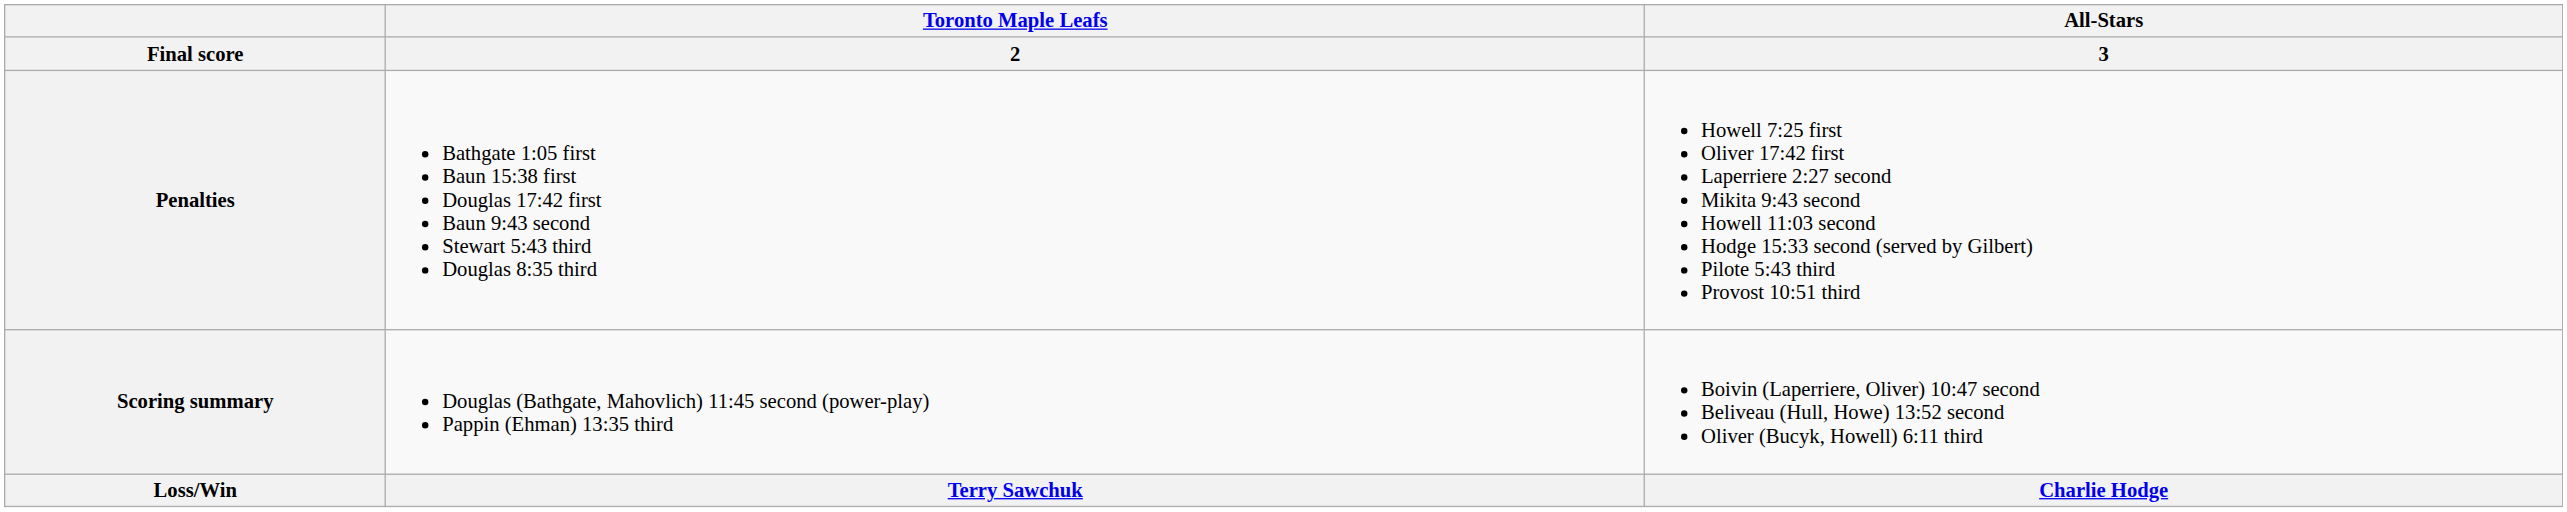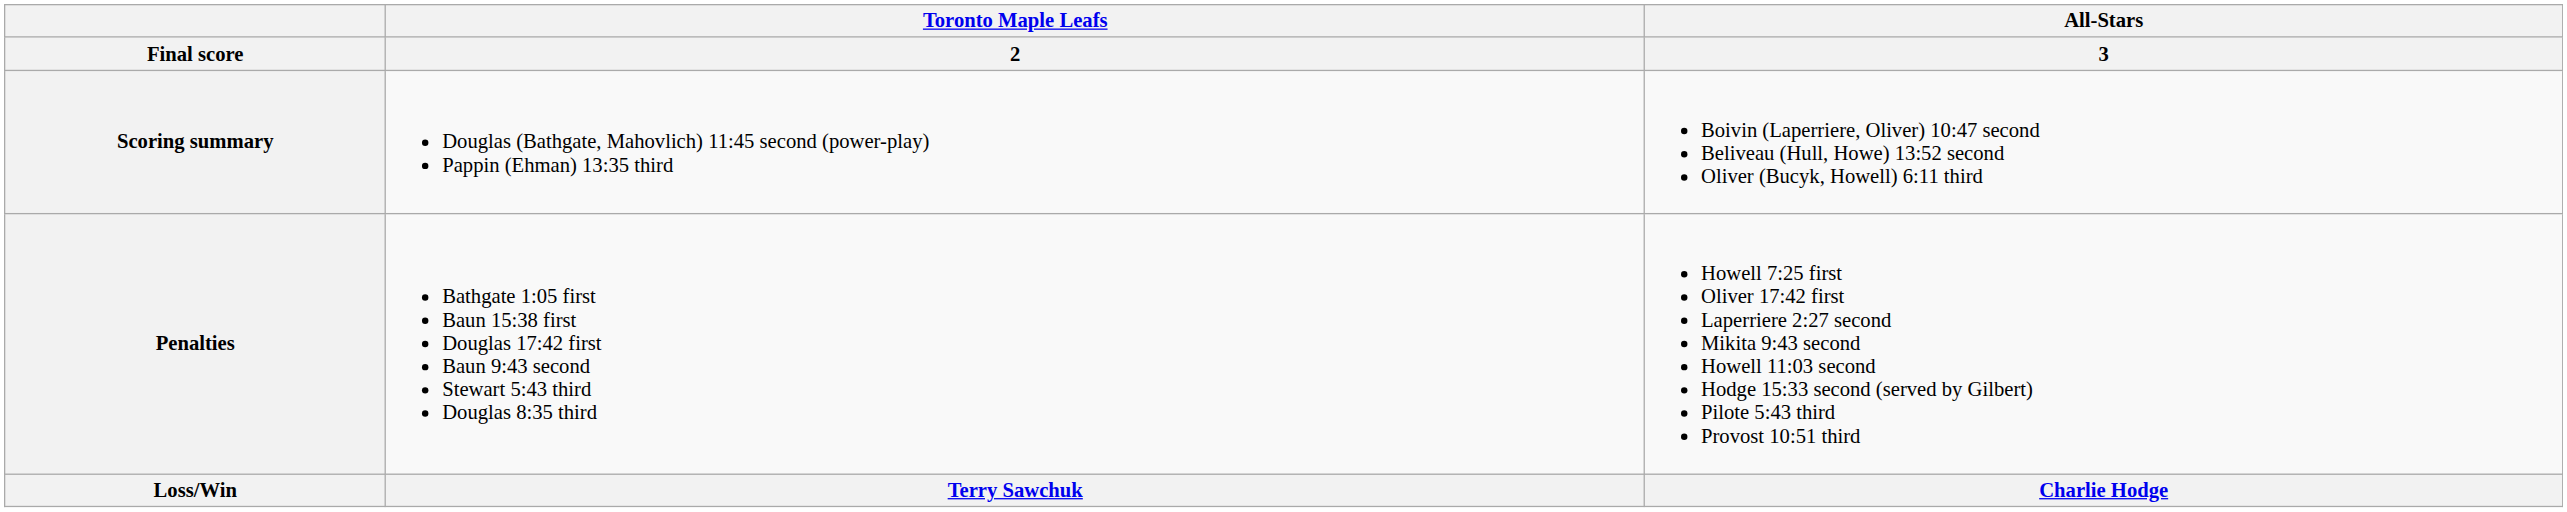rows swapped: (195, 401) <-> (195, 199)
